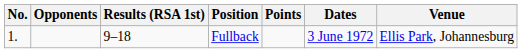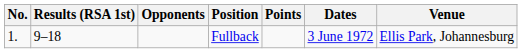columns swapped: (66, 15) <-> (154, 15)
